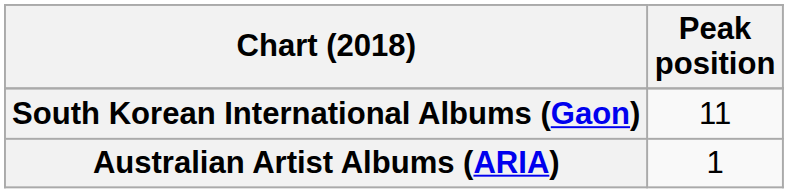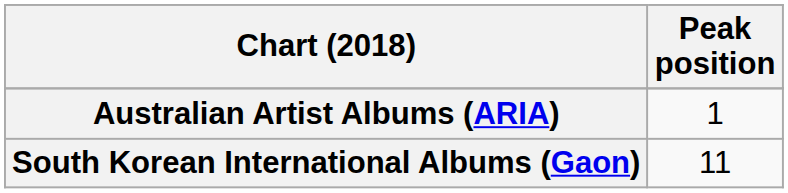rows swapped: (326, 162) <-> (326, 113)
